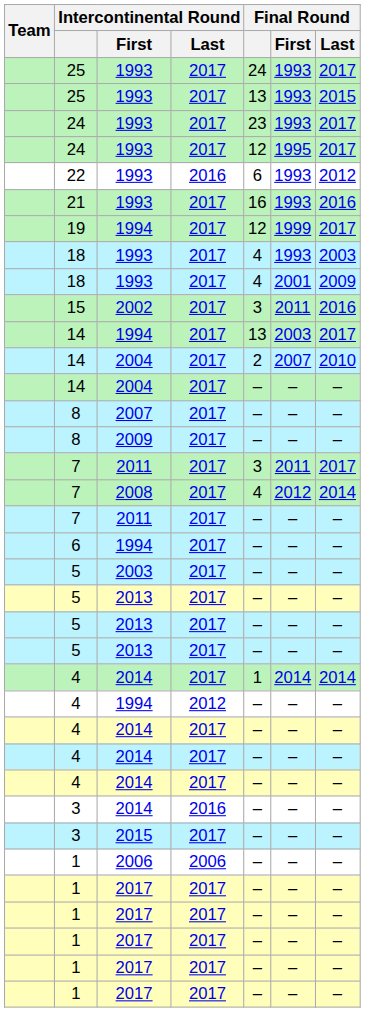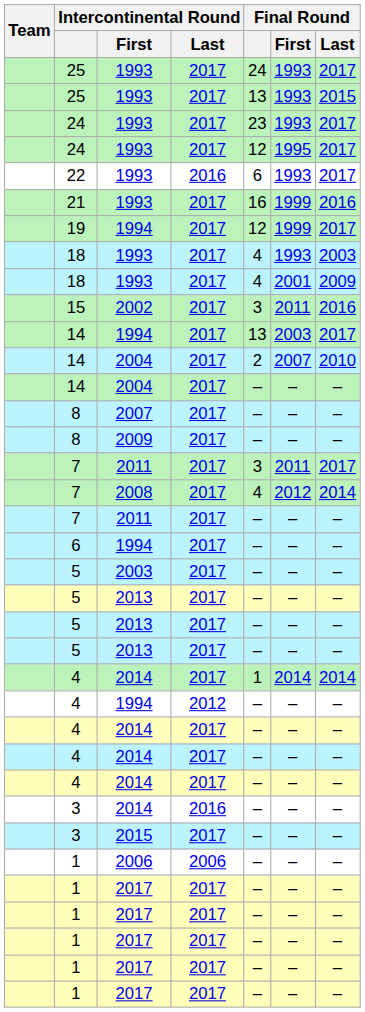(337, 176) 2012 -> (337, 176) 2017
(293, 202) 1993 -> (293, 202) 1999
